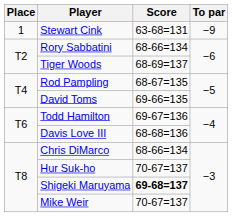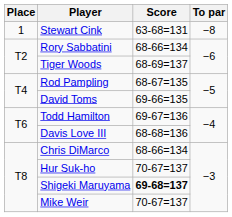(209, 30) −9 -> (209, 30) −8
